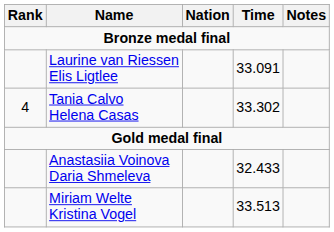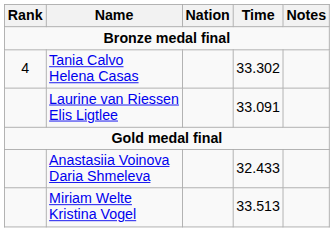rows swapped: (114, 68) <-> (94, 107)
